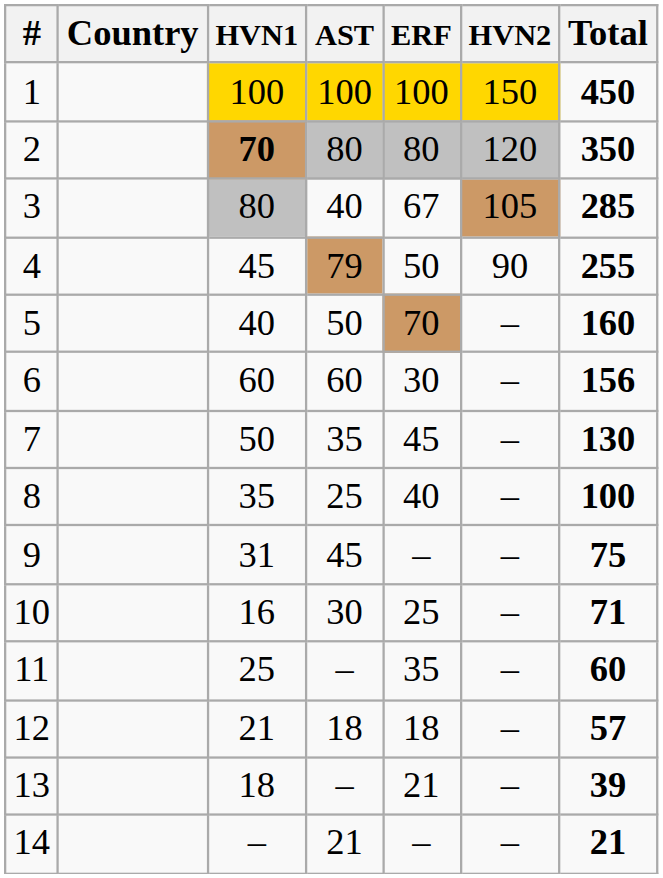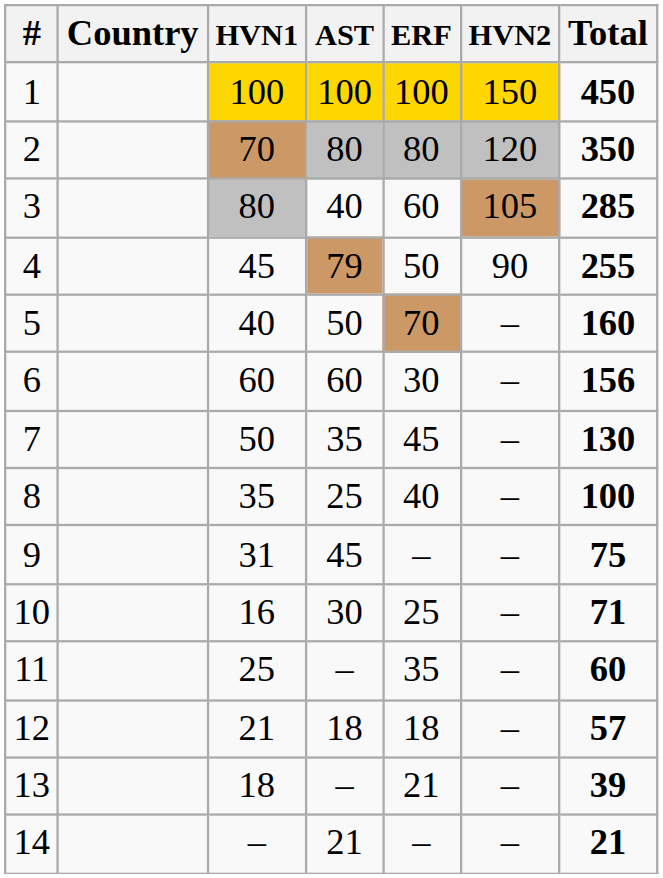(257, 149) bold -> (257, 149) normal
(421, 206) 67 -> (421, 206) 60
